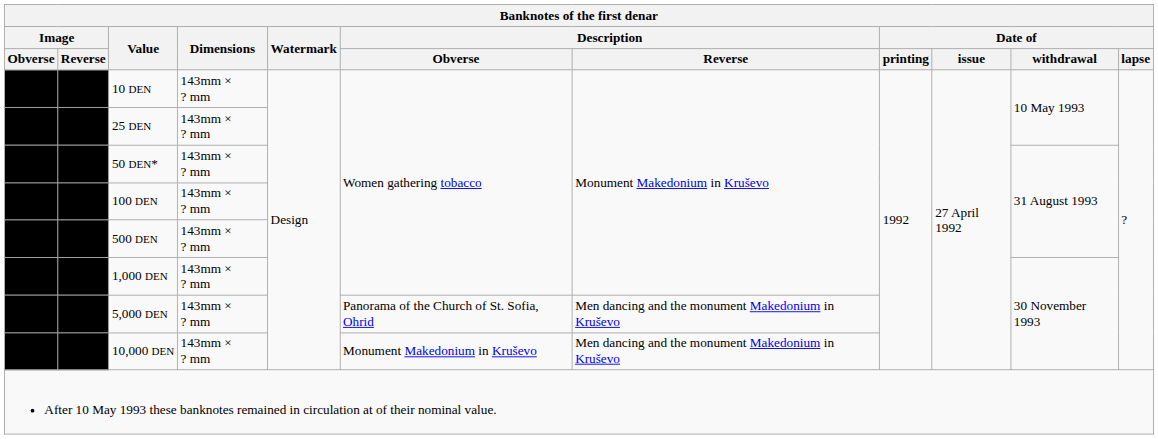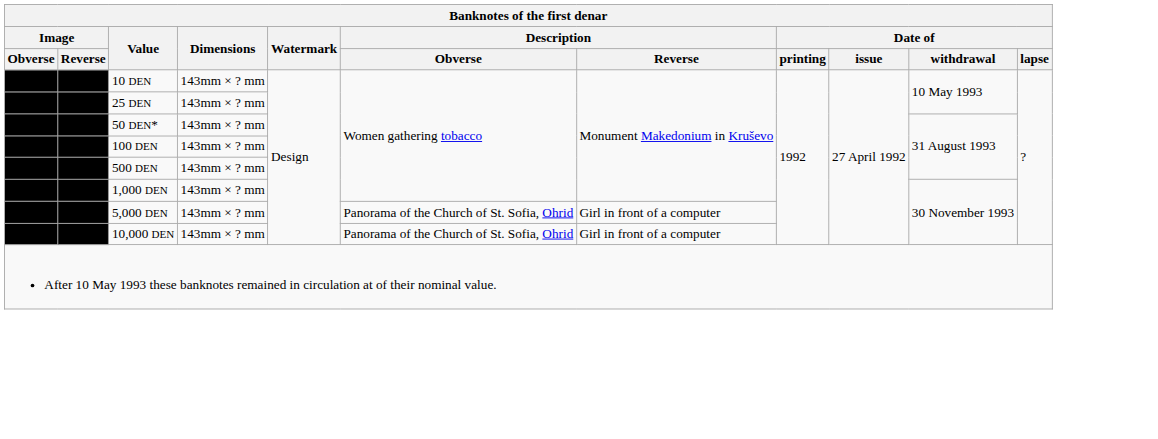(705, 314) Men dancing and the monument Makedonium in Kruševo -> (650, 212) Girl in front of a computer
(440, 351) Monument Makedonium in Kruševo -> (458, 234) Panorama of the Church of St. Sofia, Ohrid
(705, 351) Men dancing and the monument Makedonium in Kruševo -> (650, 234) Girl in front of a computer
